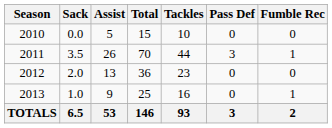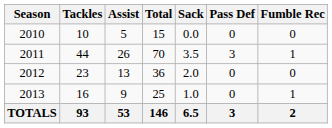columns swapped: (184, 14) <-> (75, 14)
